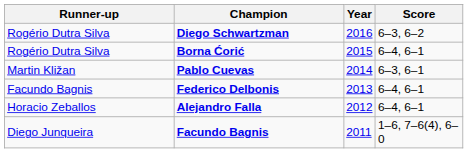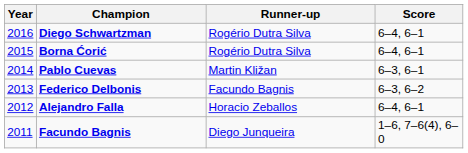columns swapped: (359, 14) <-> (89, 14)
(401, 33) 6–3, 6–2 -> (401, 33) 6–4, 6–1
(401, 89) 6–4, 6–1 -> (401, 89) 6–3, 6–2
